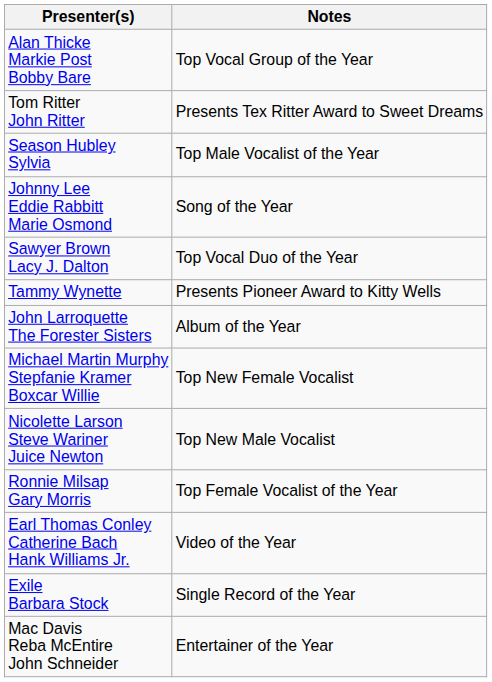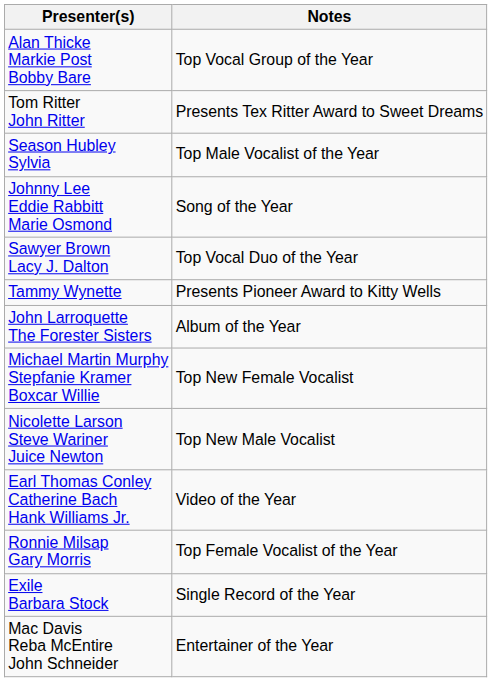rows swapped: (58, 491) <-> (80, 542)
